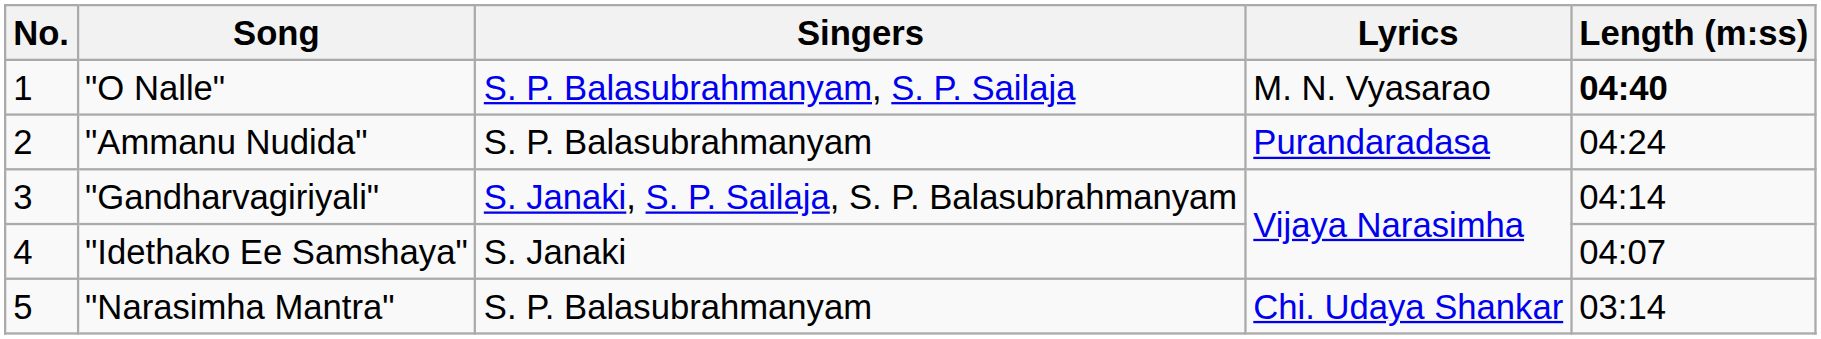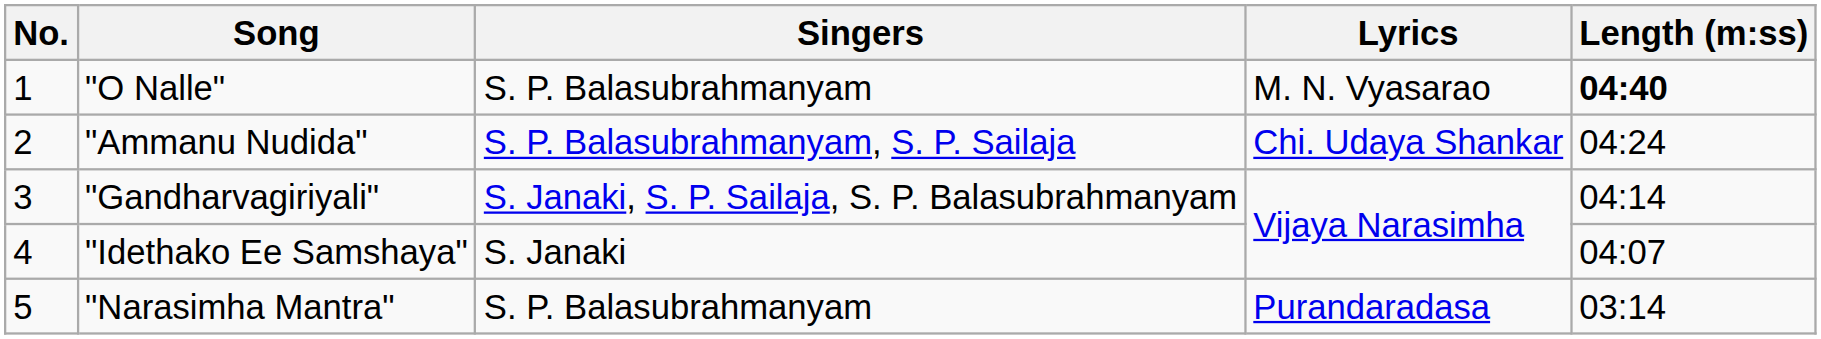(780, 88) S. P. Balasubrahmanyam, S. P. Sailaja -> (678, 88) S. P. Balasubrahmanyam
(678, 142) S. P. Balasubrahmanyam -> (780, 142) S. P. Balasubrahmanyam, S. P. Sailaja
(1372, 142) Purandaradasa -> (1408, 142) Chi. Udaya Shankar
(1408, 307) Chi. Udaya Shankar -> (1372, 307) Purandaradasa
